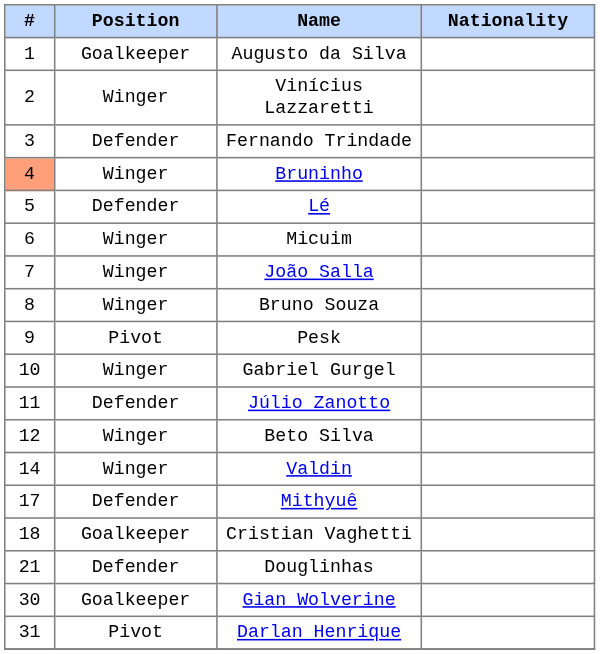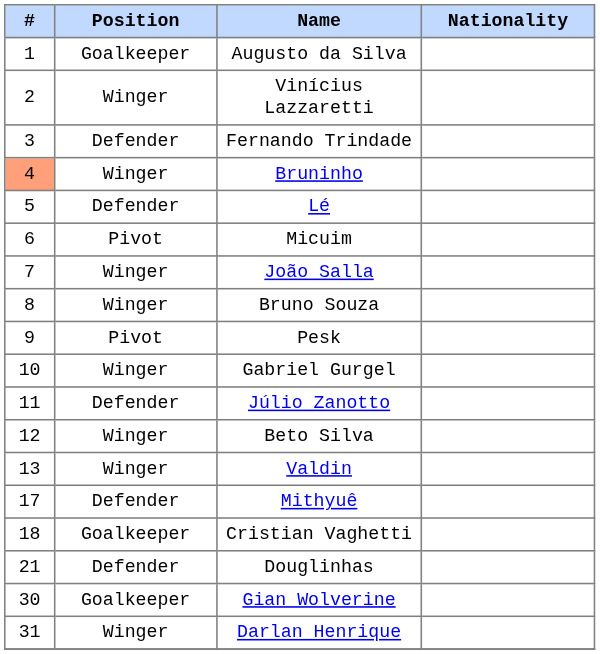(136, 240) Winger -> (136, 240) Pivot
(30, 469) 14 -> (30, 469) 13
(136, 633) Pivot -> (136, 633) Winger
